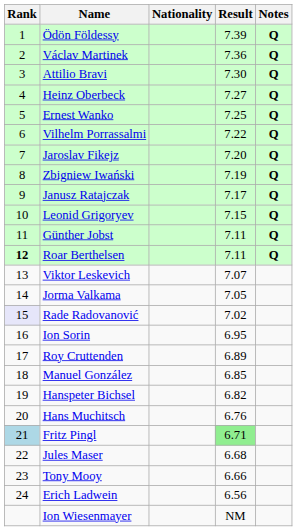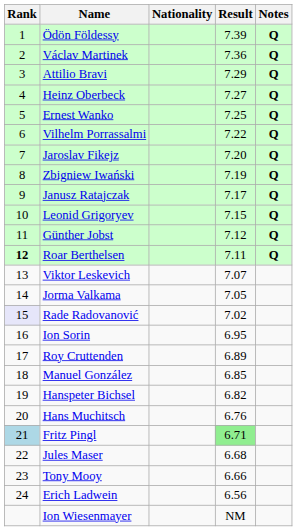(235, 74) 7.30 -> (235, 74) 7.29
(235, 235) 7.11 -> (235, 235) 7.12
